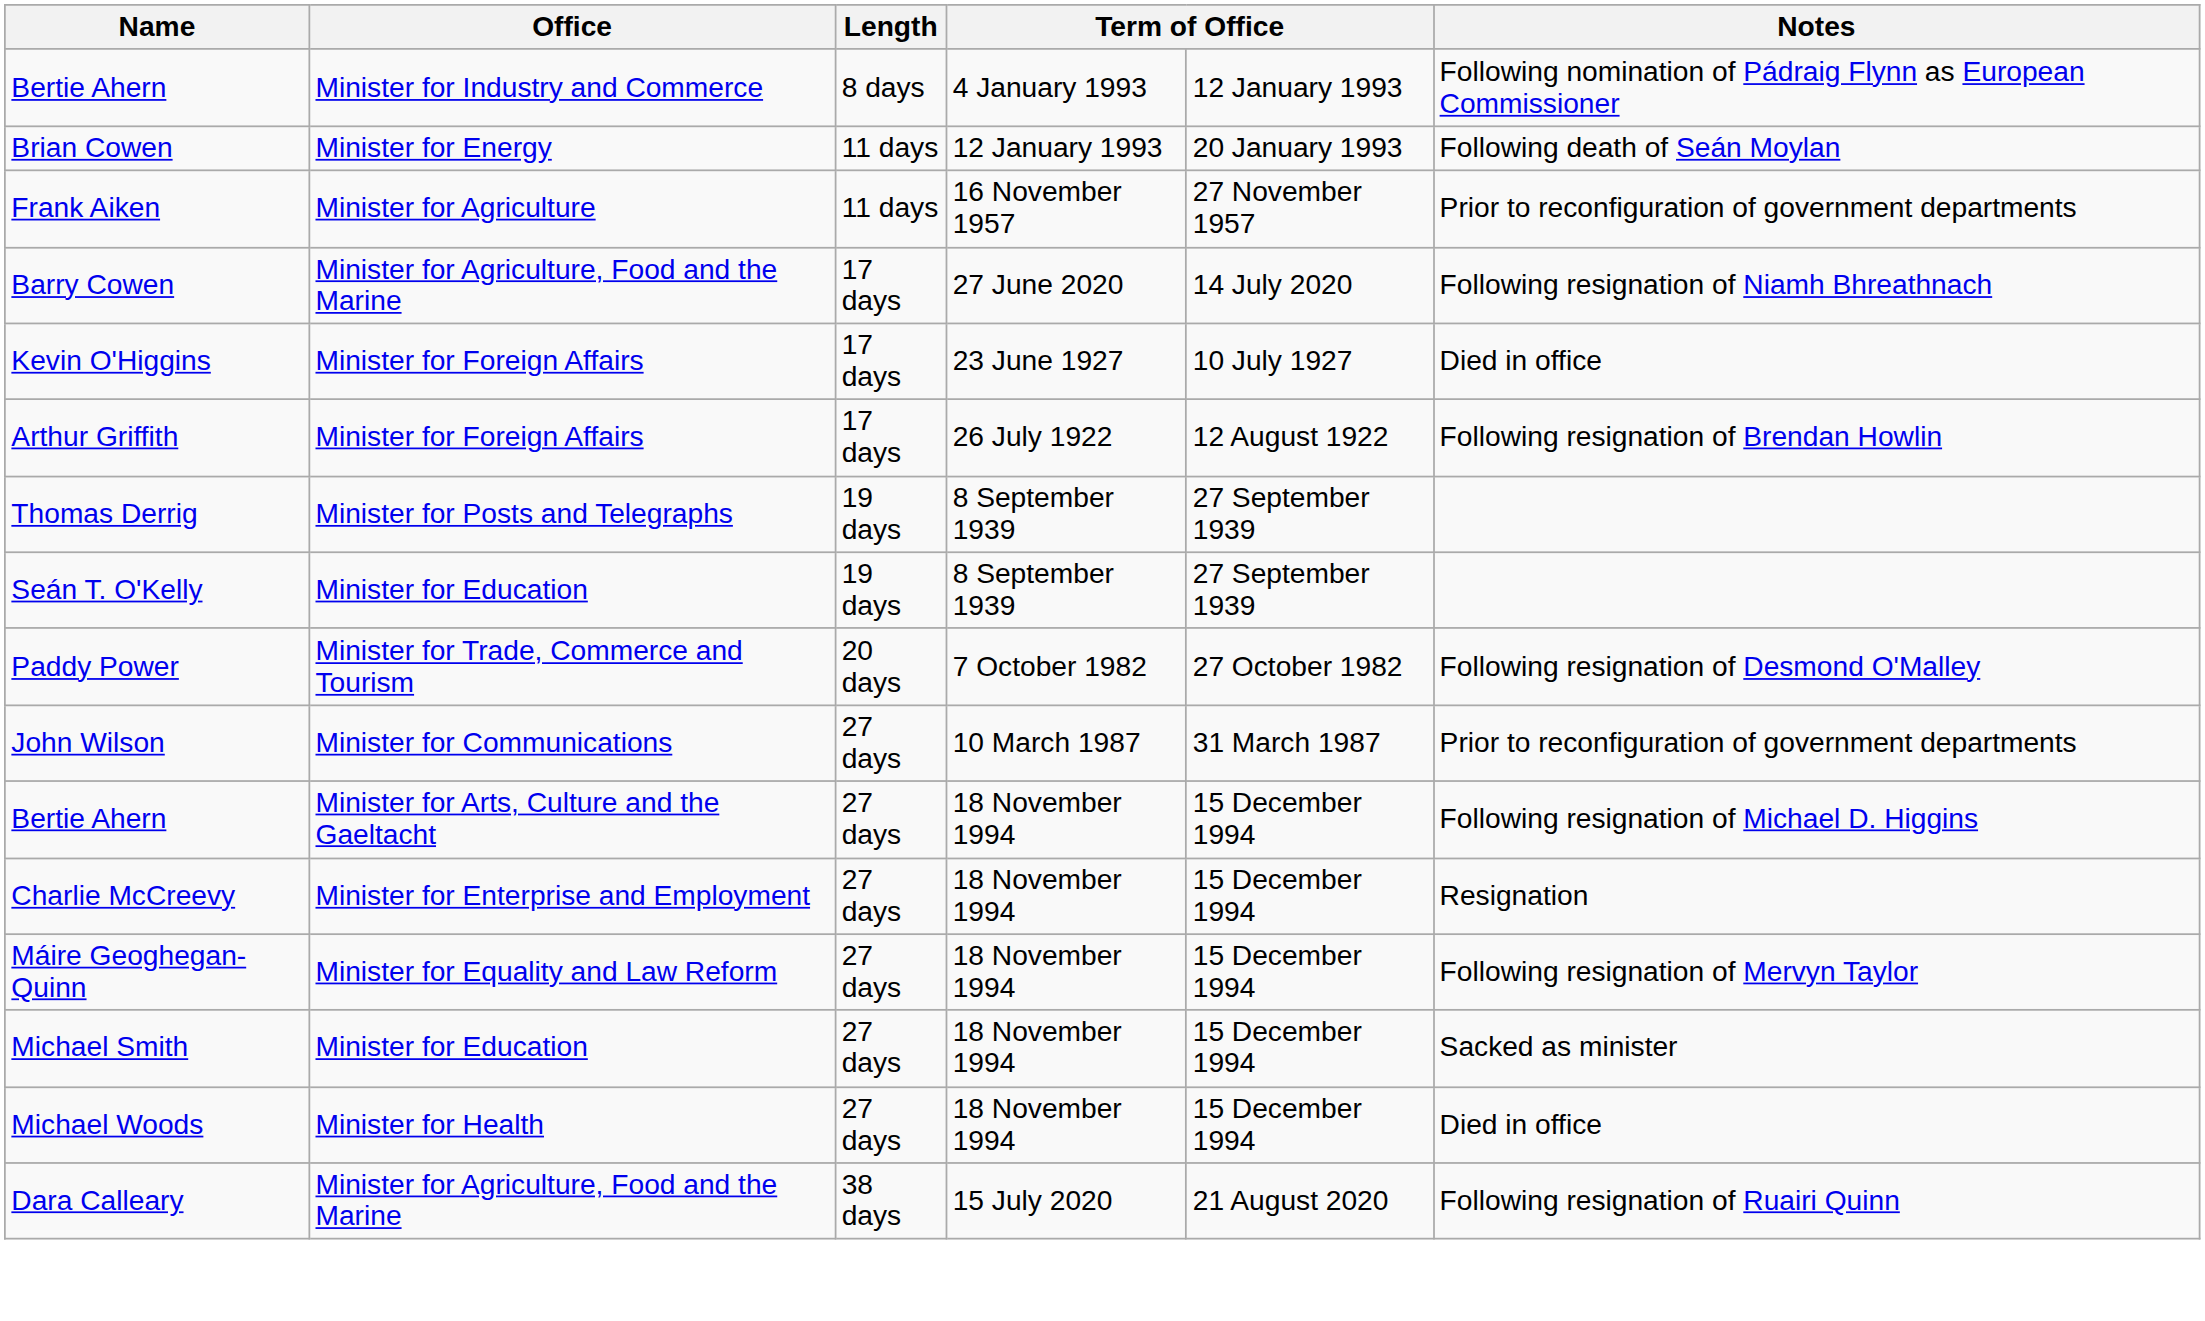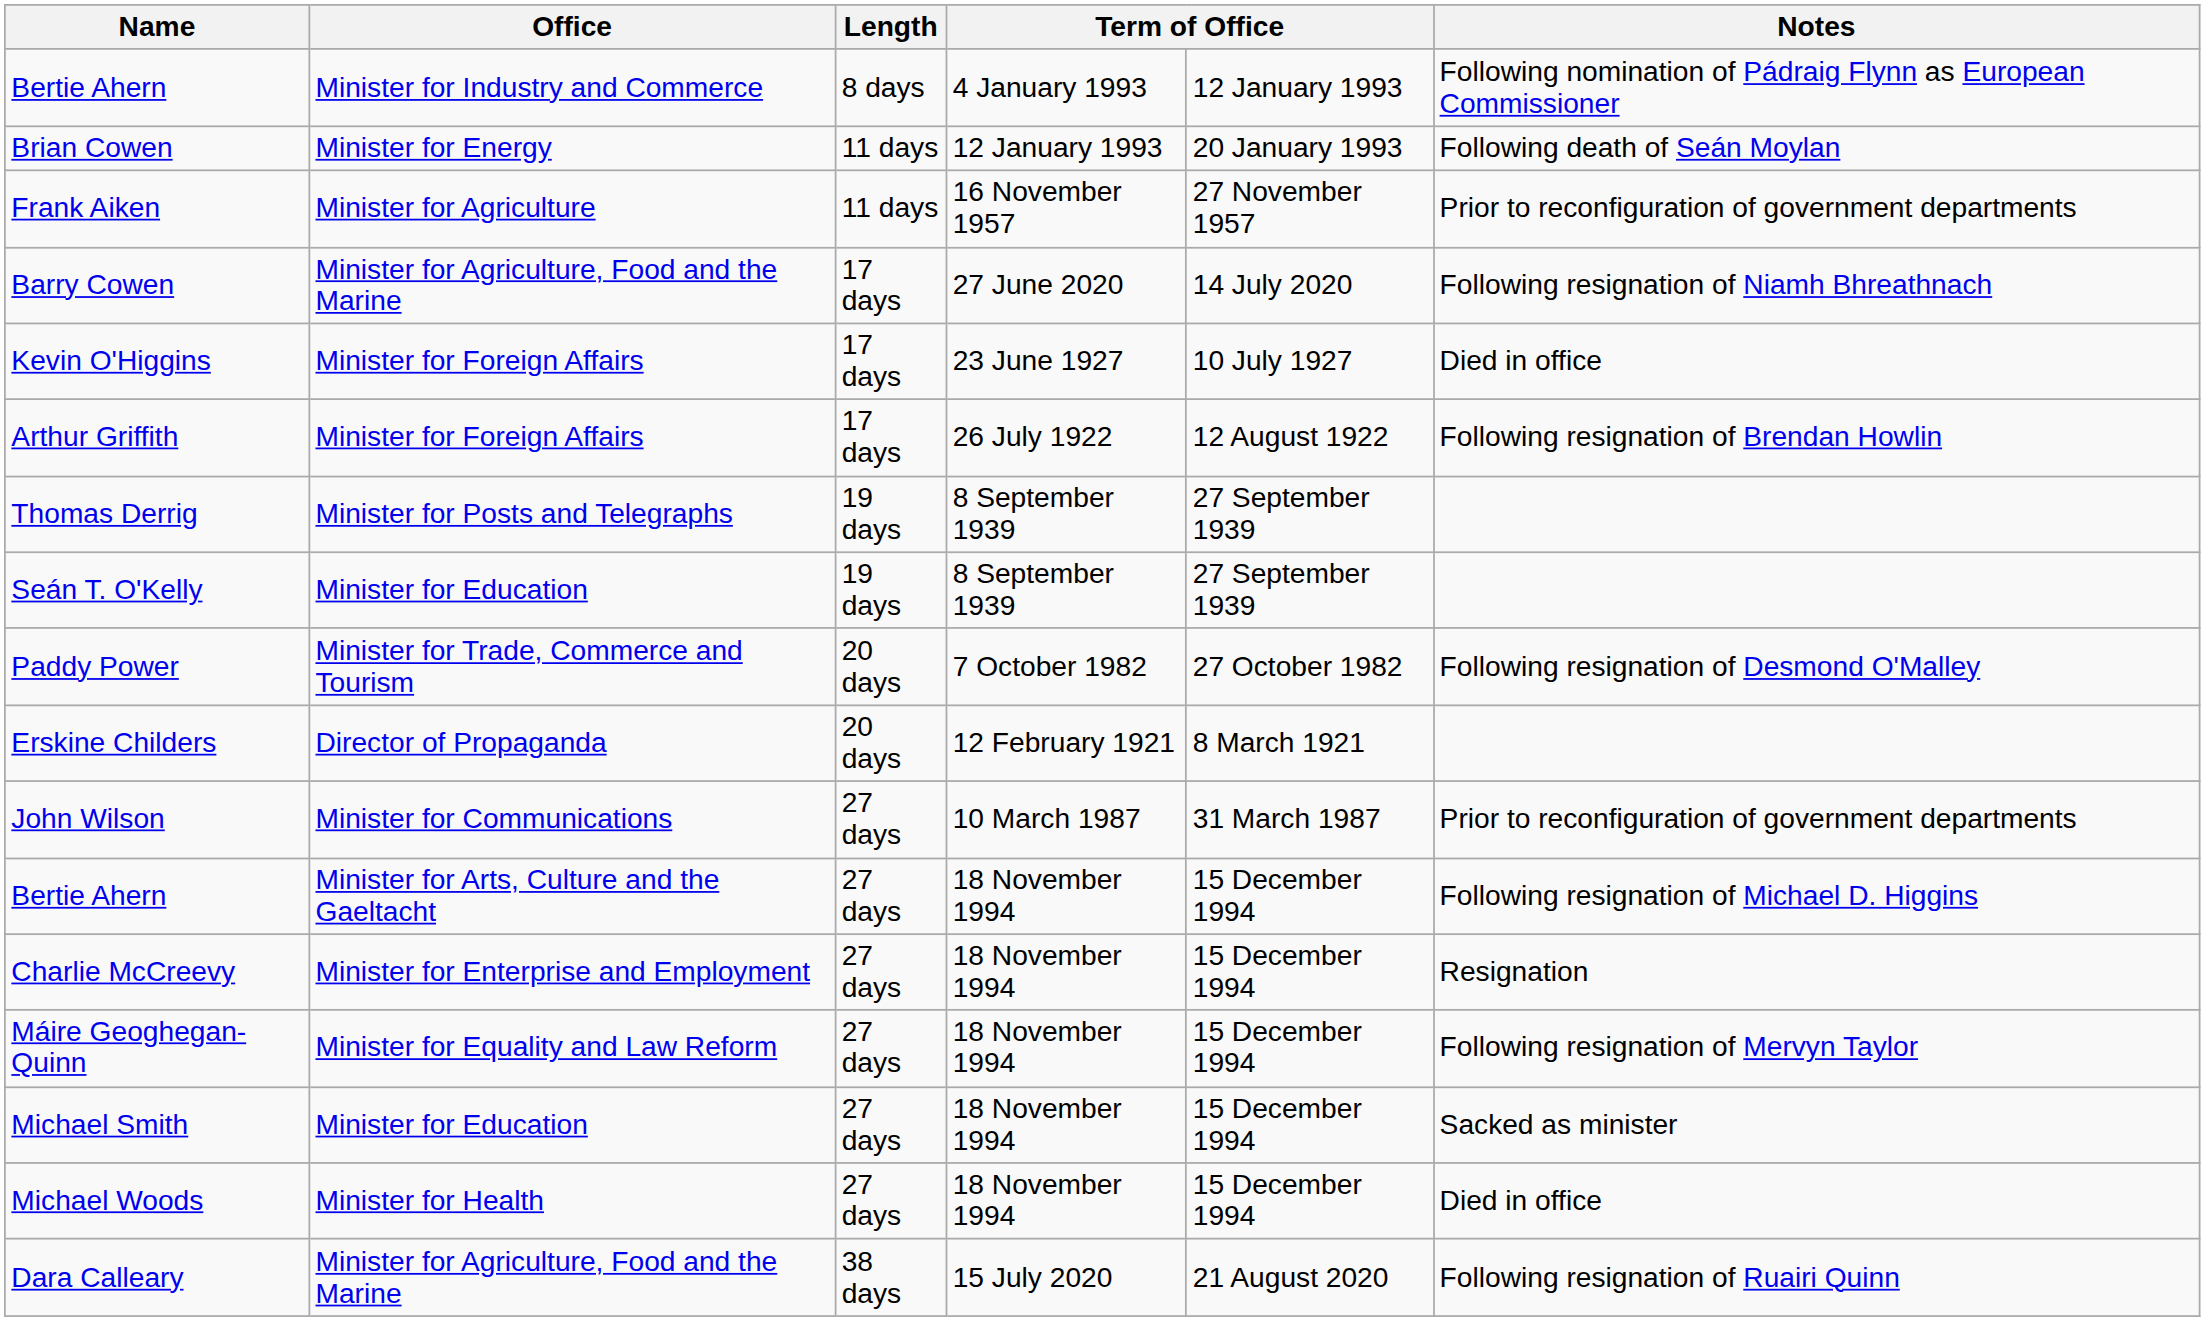+ row: (114, 742)
